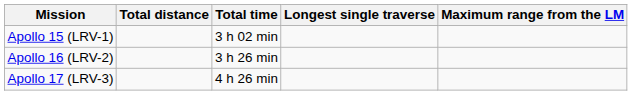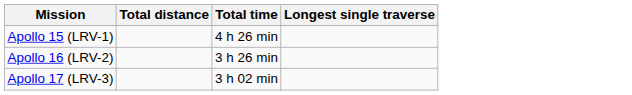- column: (533, 15)
(246, 36) 3 h 02 min -> (246, 36) 4 h 26 min
(246, 79) 4 h 26 min -> (246, 79) 3 h 02 min
